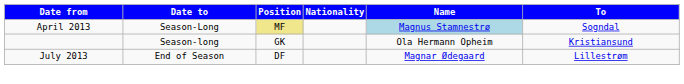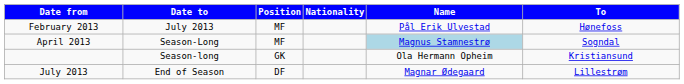+ row: (64, 26)
(280, 26) khaki background -> (280, 41) no background
